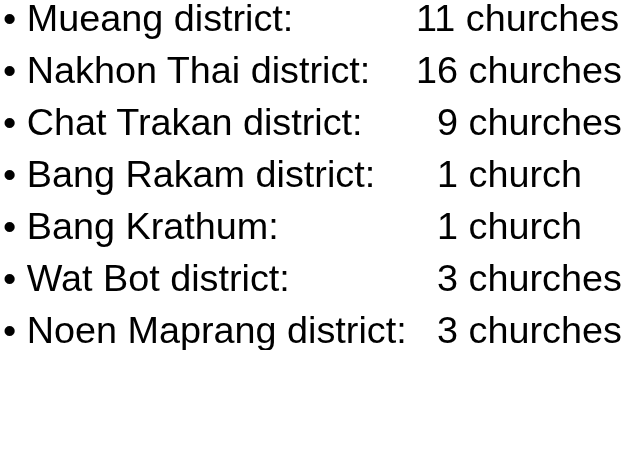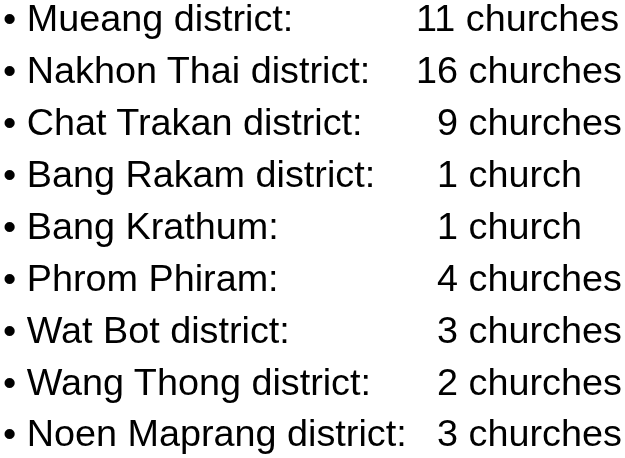+ row: (141, 278)
+ row: (187, 382)
